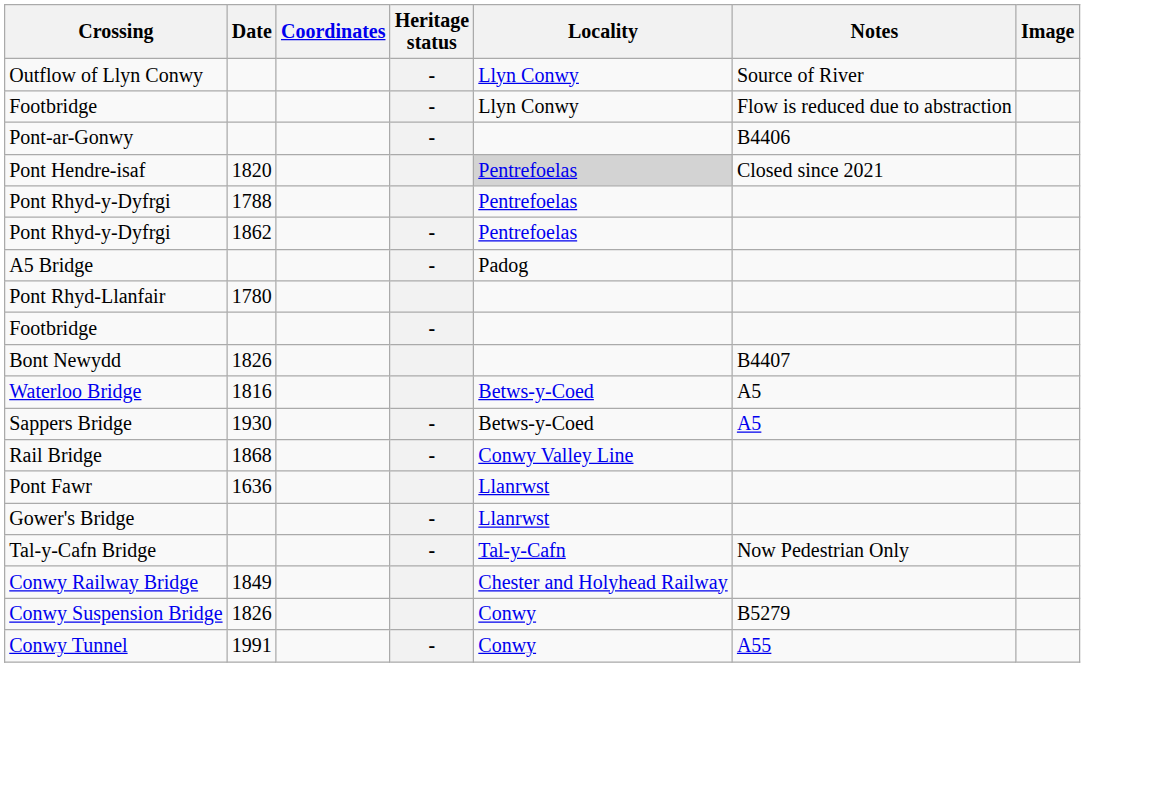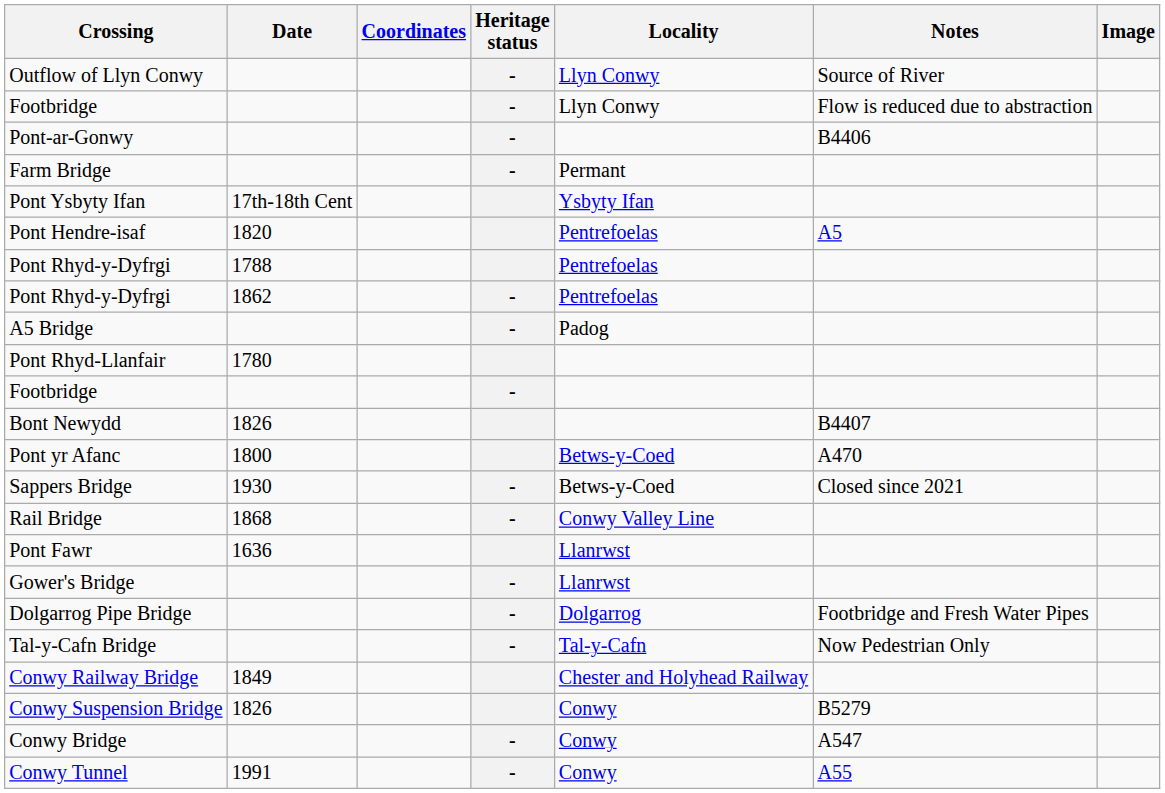+ row: (60, 169)
+ row: (77, 201)
(528, 169) lightgrey background -> (608, 233) no background
(810, 169) Closed since 2021 -> (830, 233) A5
+ row: (65, 455)
- row: (75, 391)
(749, 423) A5 -> (891, 486) Closed since 2021
+ row: (100, 613)
+ row: (68, 740)
